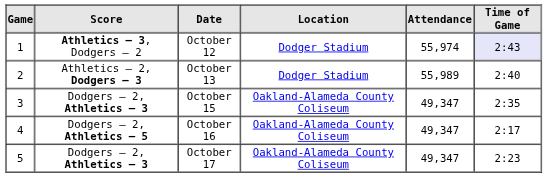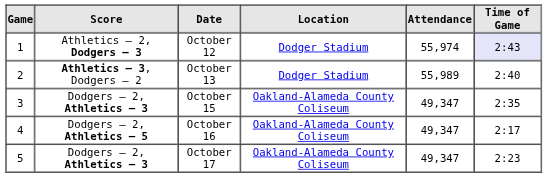(106, 47) Athletics – 3, Dodgers – 2 -> (106, 47) Athletics – 2, Dodgers – 3
(106, 75) Athletics – 2, Dodgers – 3 -> (106, 75) Athletics – 3, Dodgers – 2
